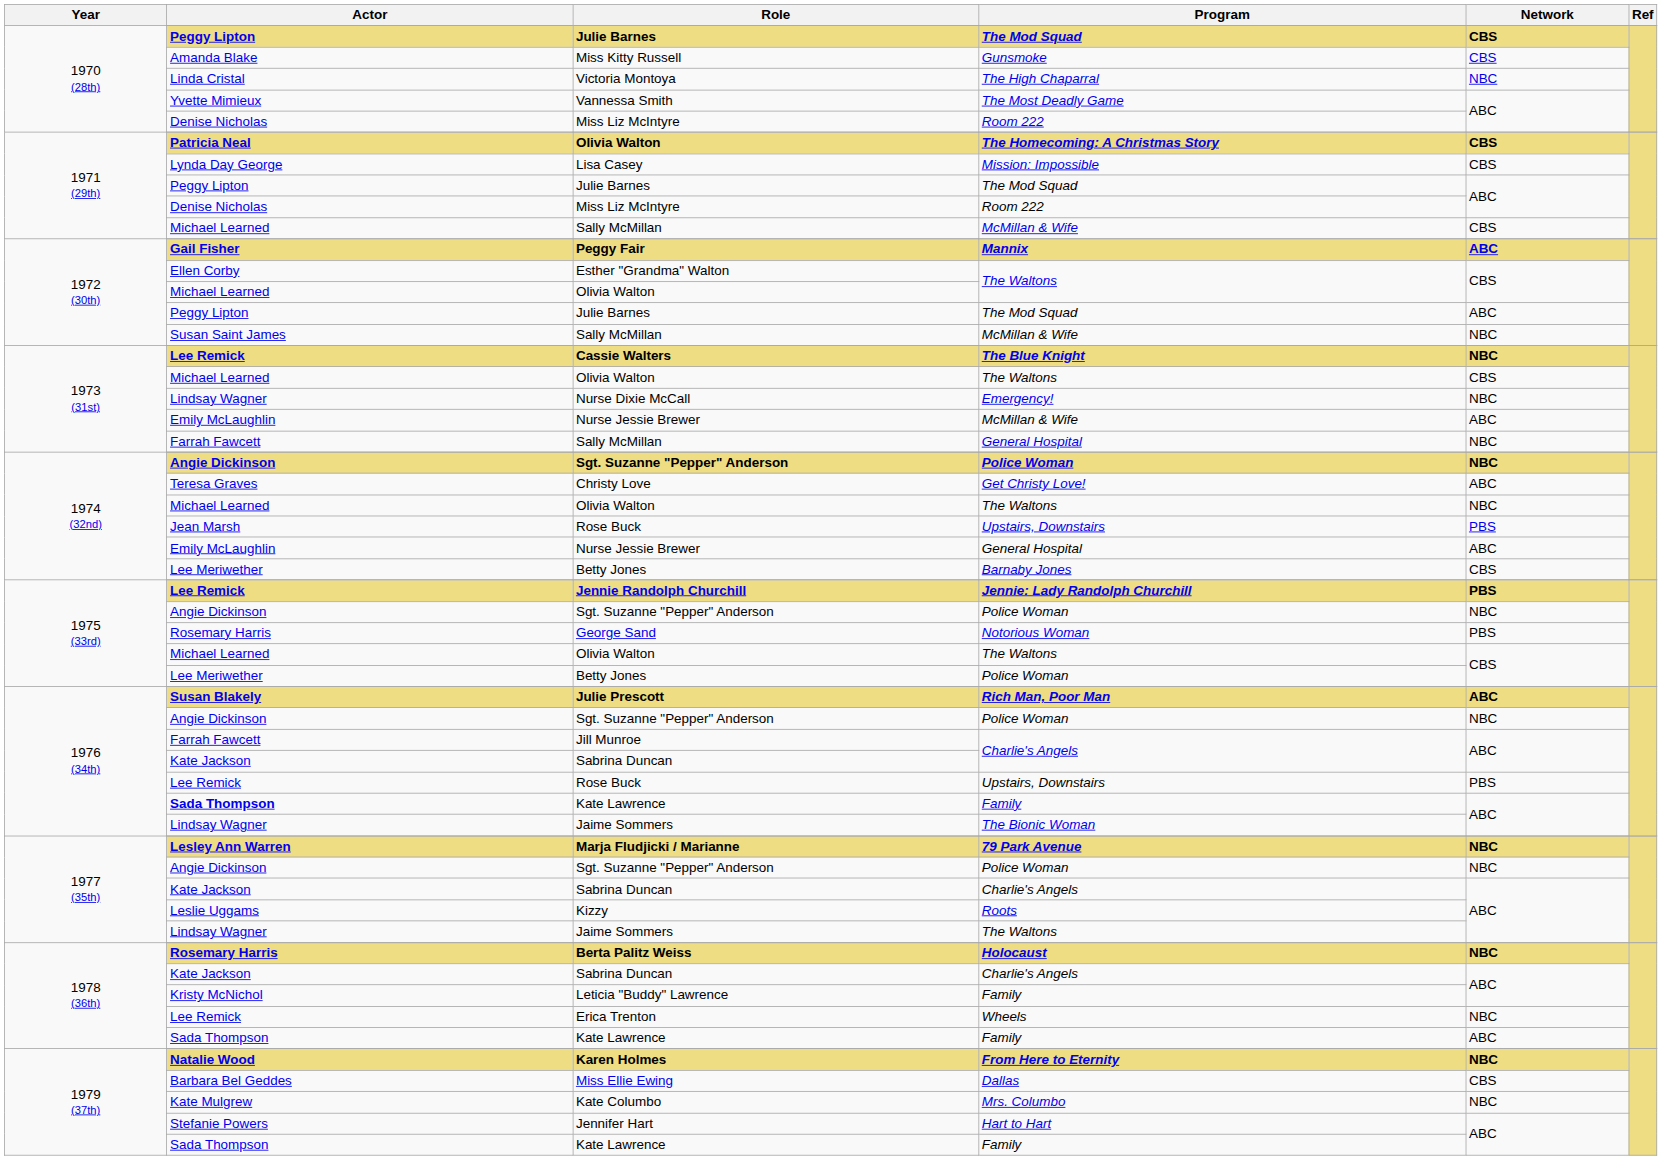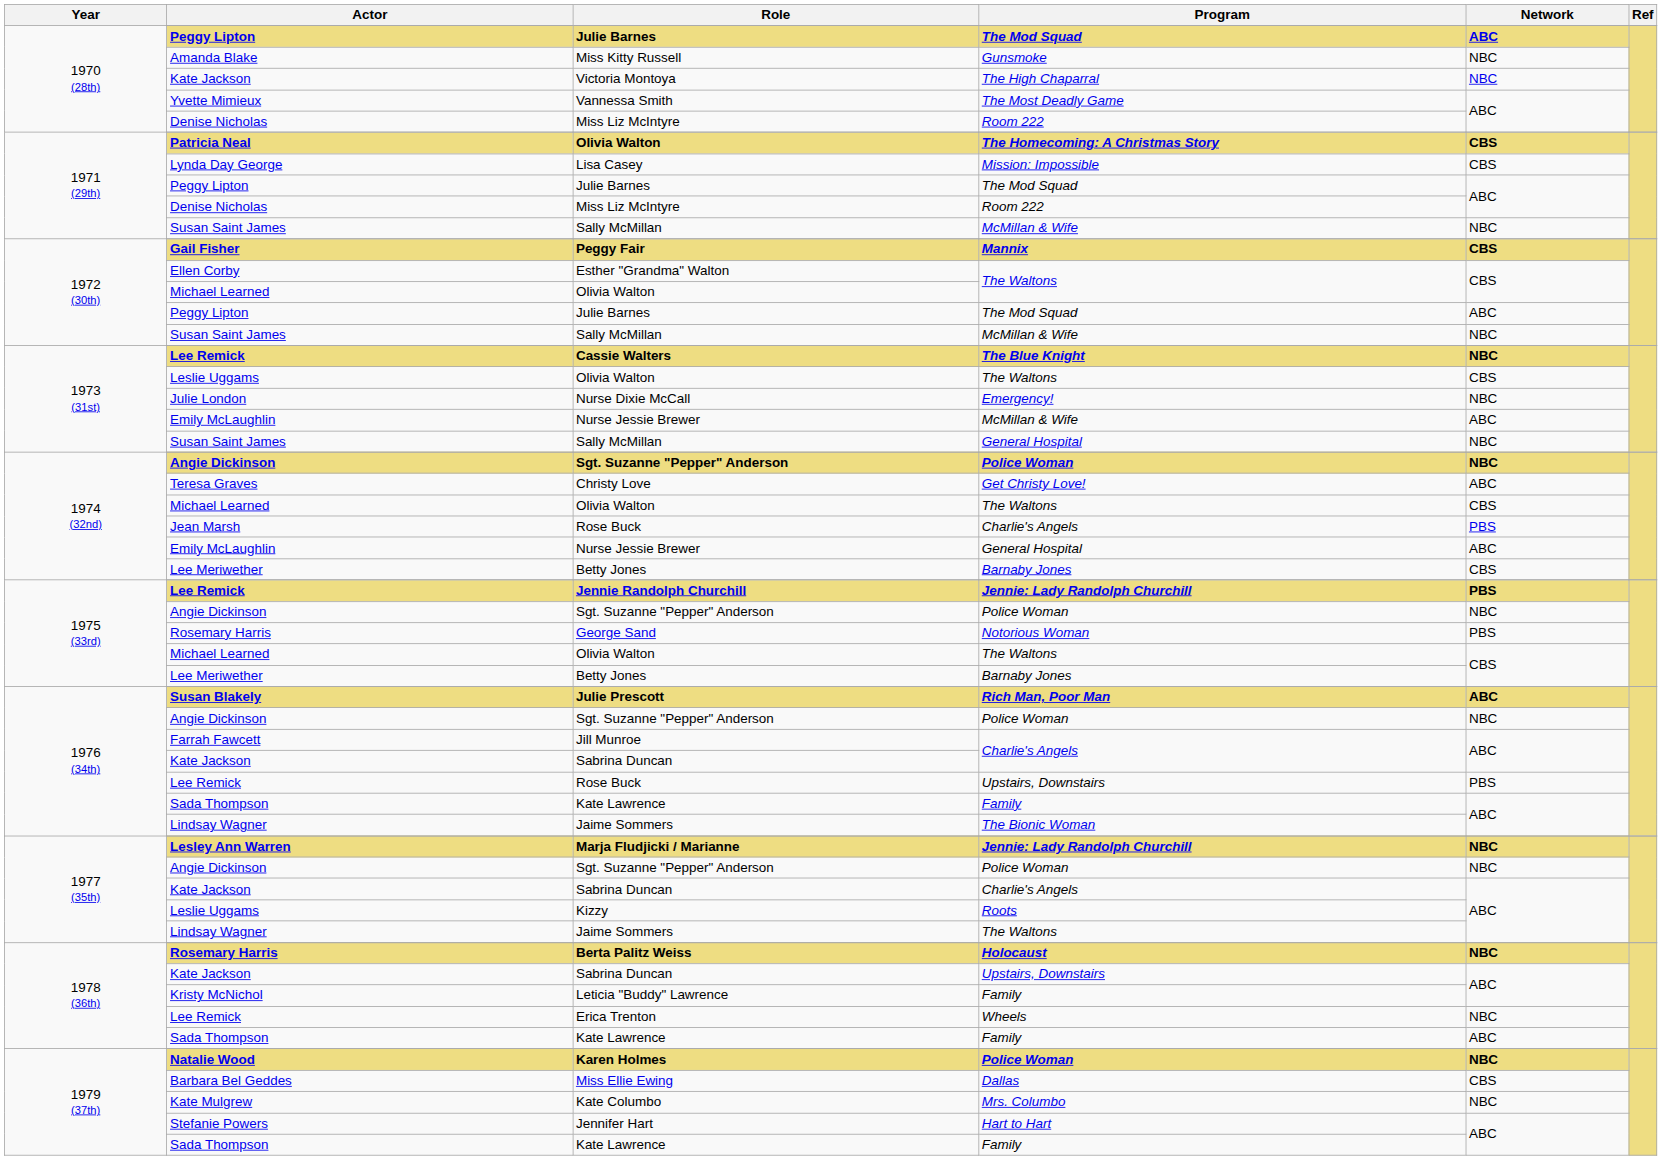(1483, 36) CBS -> (1484, 36) ABC
(1483, 57) CBS -> (1483, 57) NBC
(207, 79) Linda Cristal -> (210, 79) Kate Jackson
(220, 228) Michael Learned -> (228, 228) Susan Saint James
(1483, 228) CBS -> (1483, 228) NBC
(1484, 249) ABC -> (1483, 249) CBS
(220, 377) Michael Learned -> (214, 377) Leslie Uggams
(218, 398) Lindsay Wagner -> (208, 398) Julie London
(215, 441) Farrah Fawcett -> (228, 441) Susan Saint James
(1483, 505) NBC -> (1483, 505) CBS
(1043, 526) Upstairs, Downstairs -> (1030, 526) Charlie's Angels
(1025, 675) Police Woman -> (1027, 675) Barnaby Jones
(222, 803) bold -> (219, 803) normal
(1032, 846) 79 Park Avenue -> (1087, 846) Jennie: Lady Randolph Churchill
(1030, 974) Charlie's Angels -> (1043, 974) Upstairs, Downstairs
(1050, 1059) From Here to Eternity -> (1028, 1059) Police Woman
